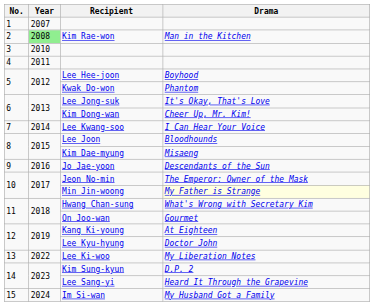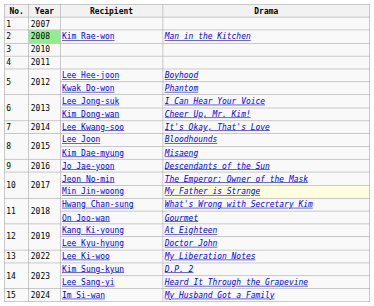(217, 101) It's Okay, That's Love -> (215, 101) I Can Hear Your Voice
(215, 127) I Can Hear Your Voice -> (217, 127) It's Okay, That's Love
